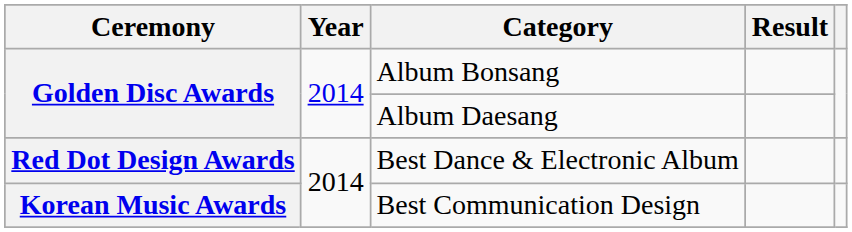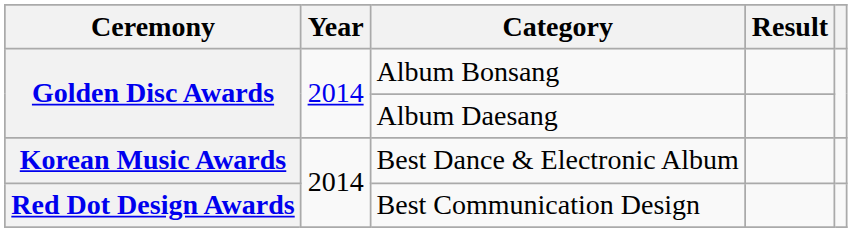(153, 159) Red Dot Design Awards -> (153, 159) Korean Music Awards
(153, 204) Korean Music Awards -> (153, 204) Red Dot Design Awards
